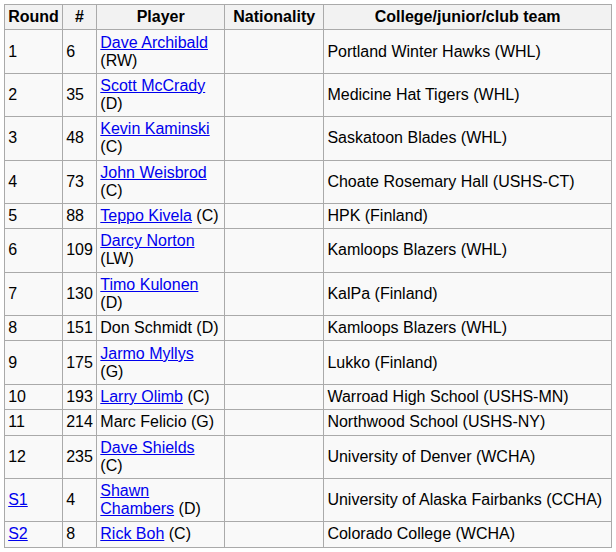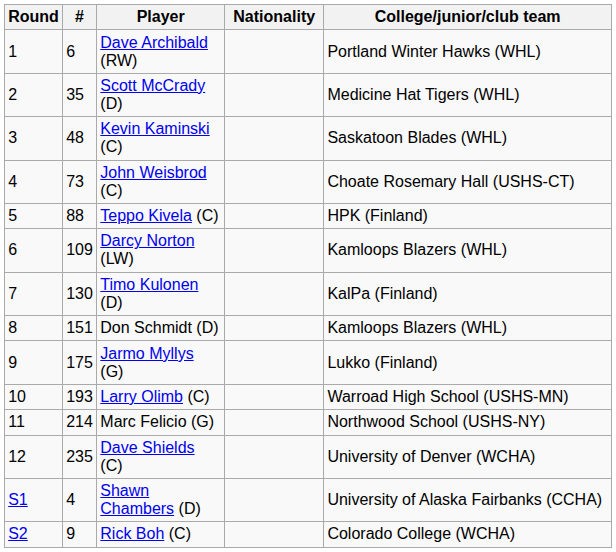(71, 534) 8 -> (71, 534) 9
